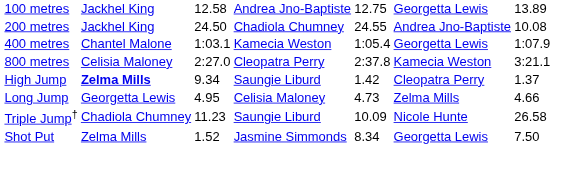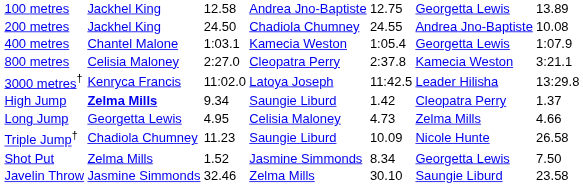+ row: (43, 81)
+ row: (44, 176)
